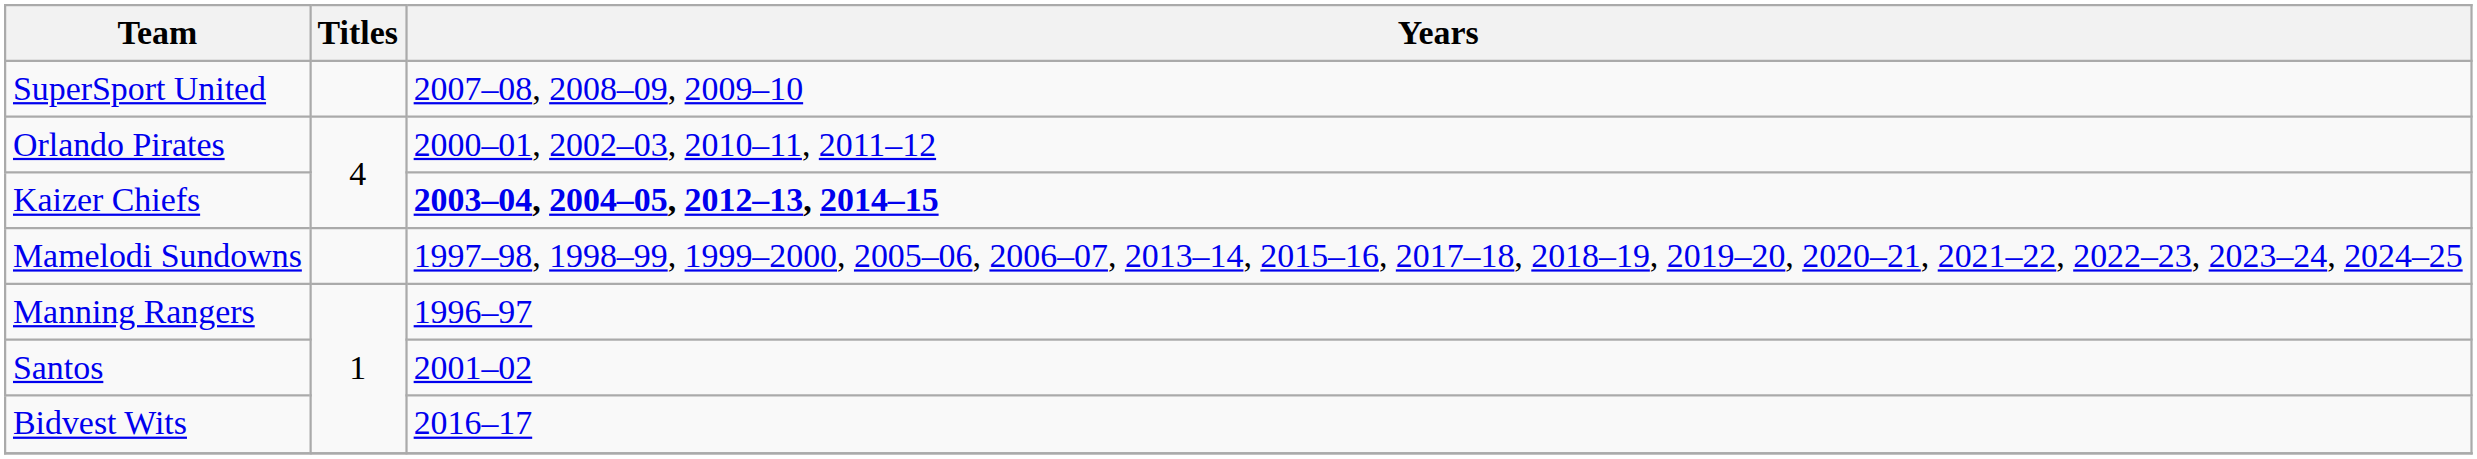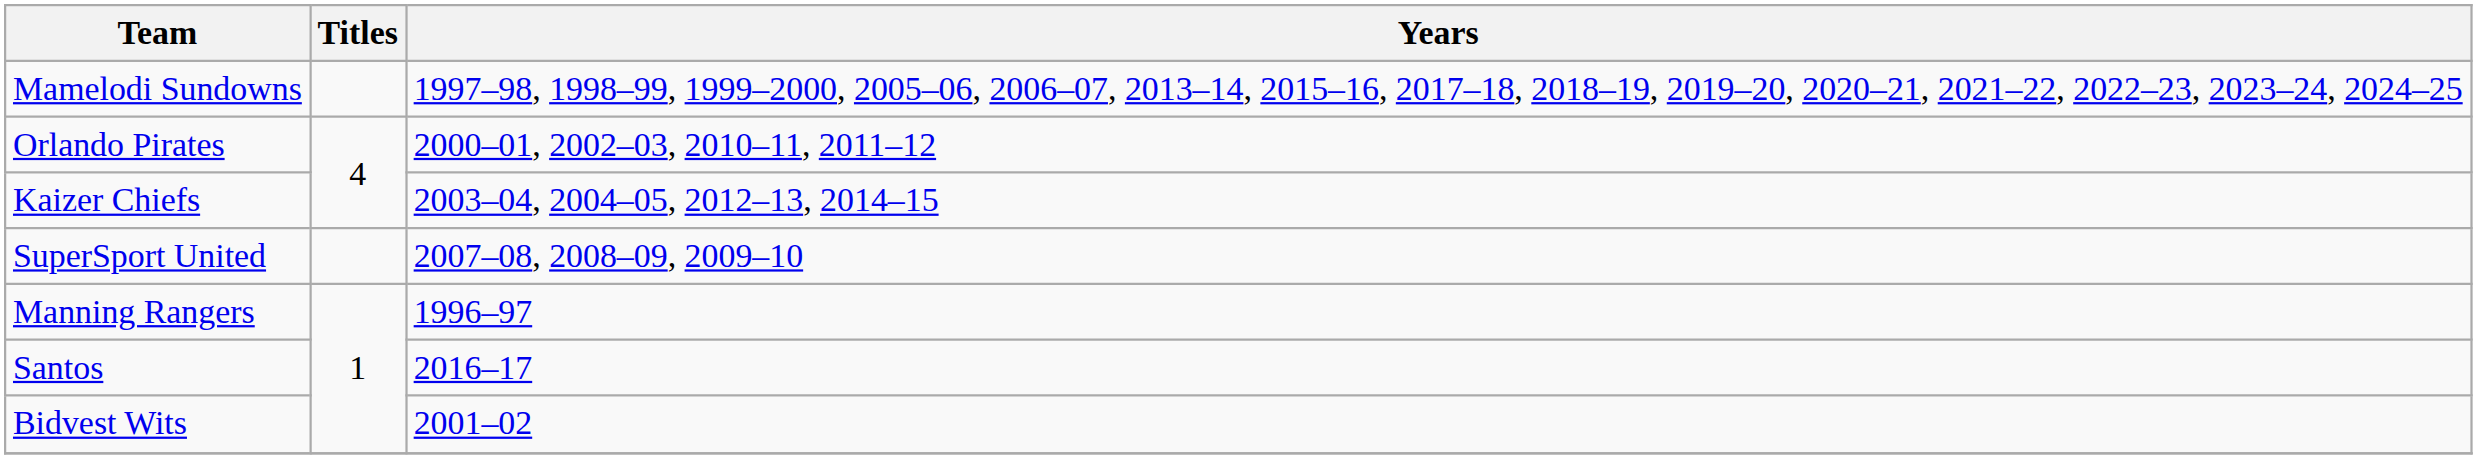rows swapped: (157, 256) <-> (140, 88)
(676, 200) bold -> (676, 200) normal
(473, 367) 2001–02 -> (473, 367) 2016–17
(473, 423) 2016–17 -> (473, 423) 2001–02
